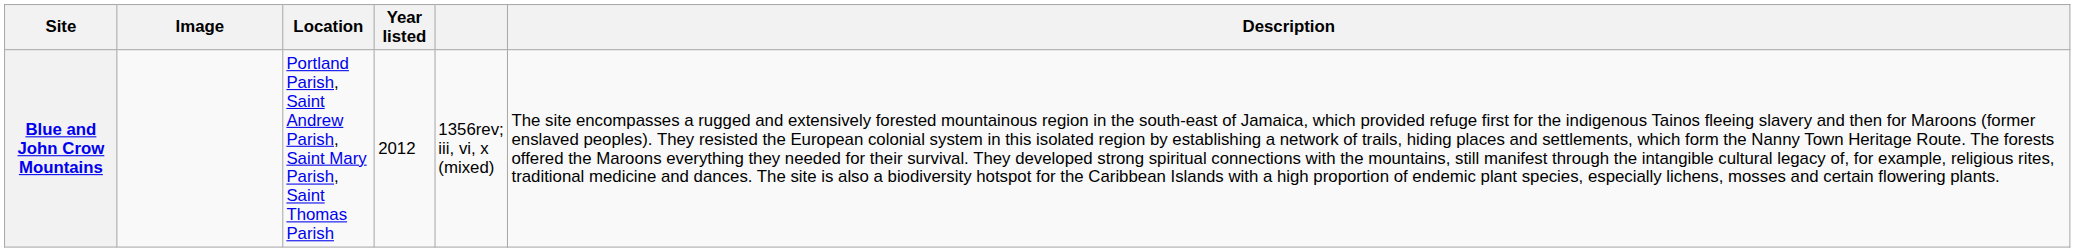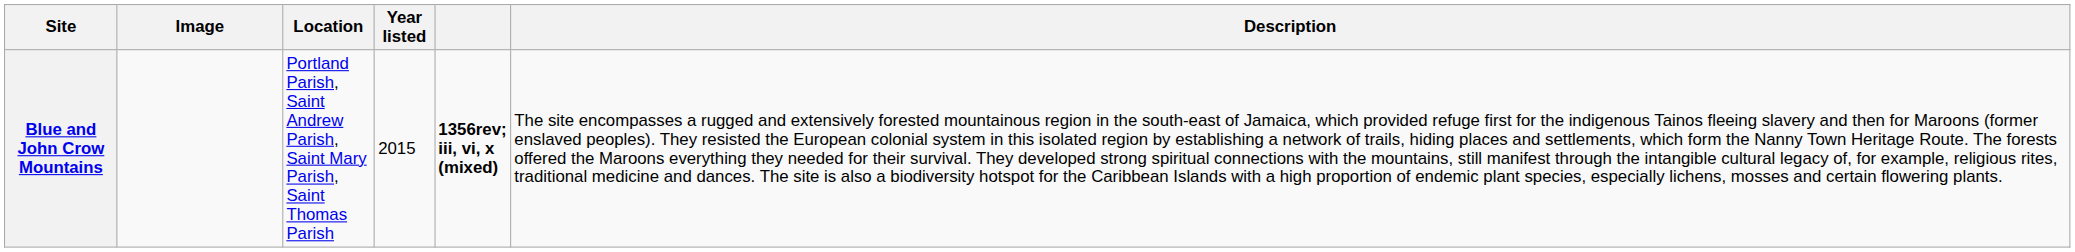(397, 148) 2012 -> (397, 148) 2015
(471, 148) normal -> (472, 148) bold
